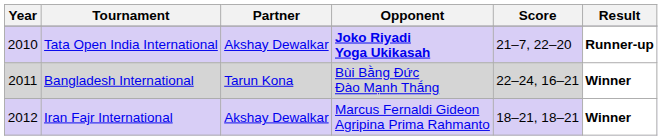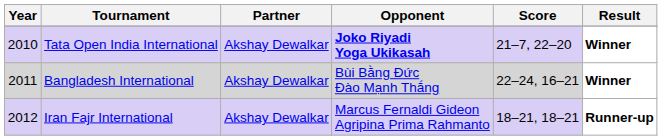(620, 44) Runner-up -> (608, 44) Winner
(259, 81) Tarun Kona -> (276, 81) Akshay Dewalkar
(608, 117) Winner -> (620, 117) Runner-up
